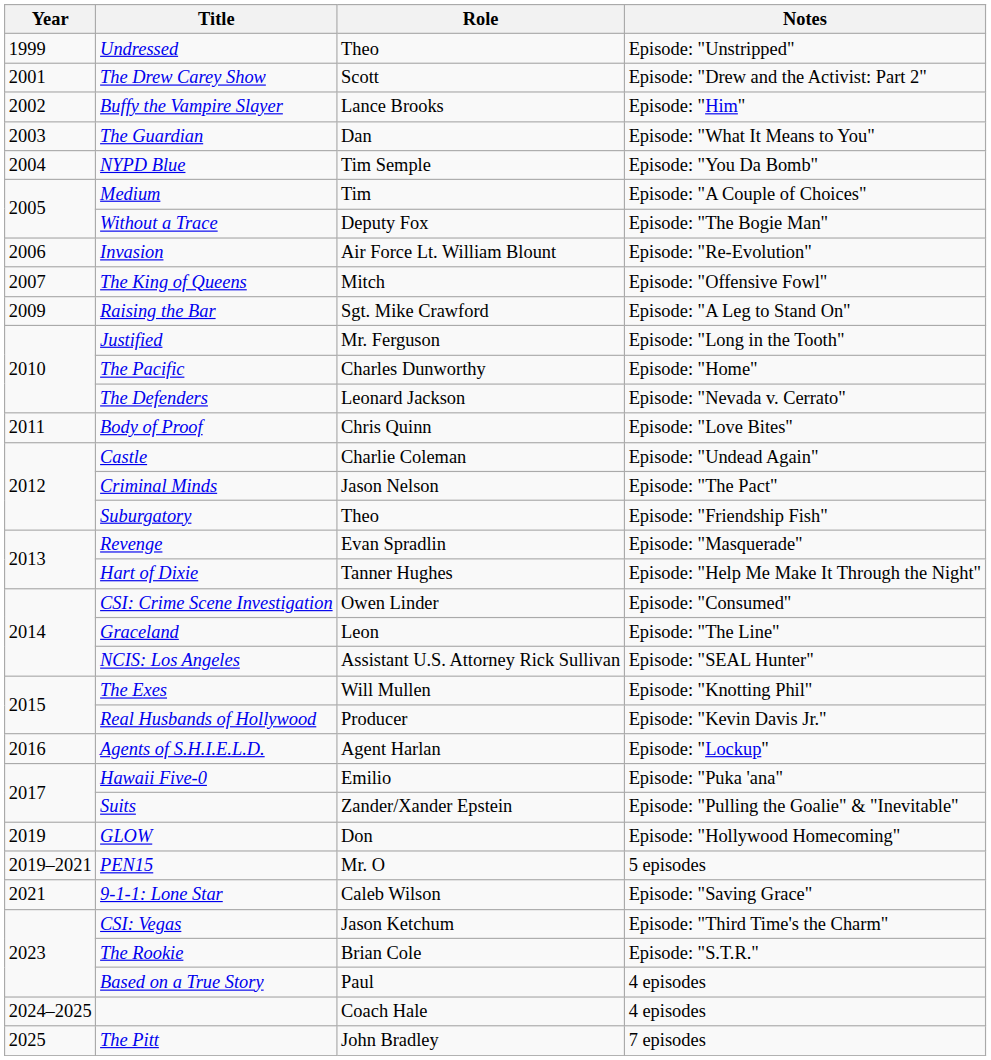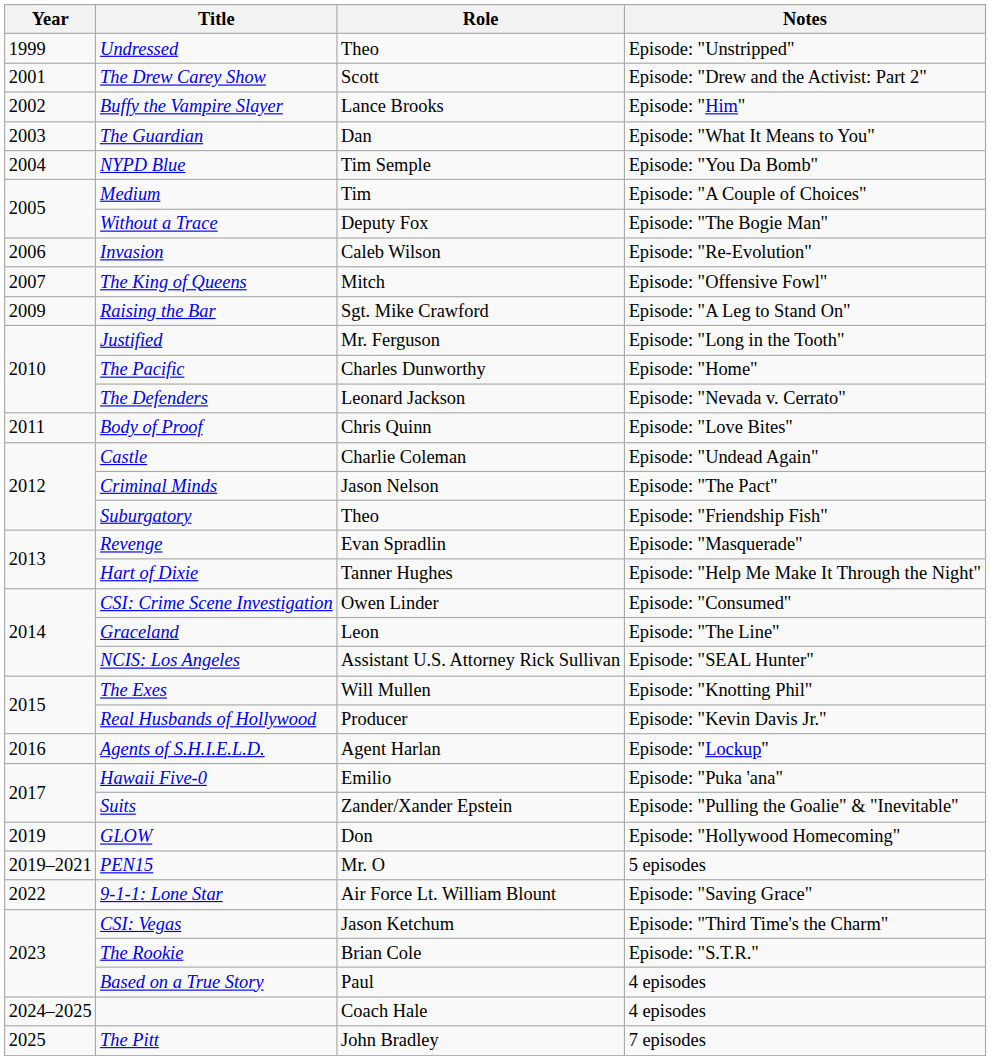(449, 252) Air Force Lt. William Blount -> (391, 252) Caleb Wilson
(27, 894) 2021 -> (27, 894) 2022
(391, 894) Caleb Wilson -> (449, 894) Air Force Lt. William Blount
